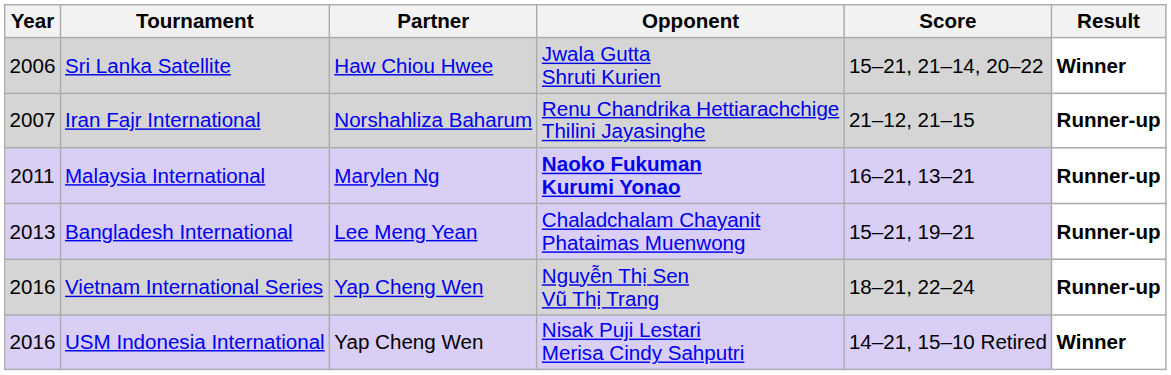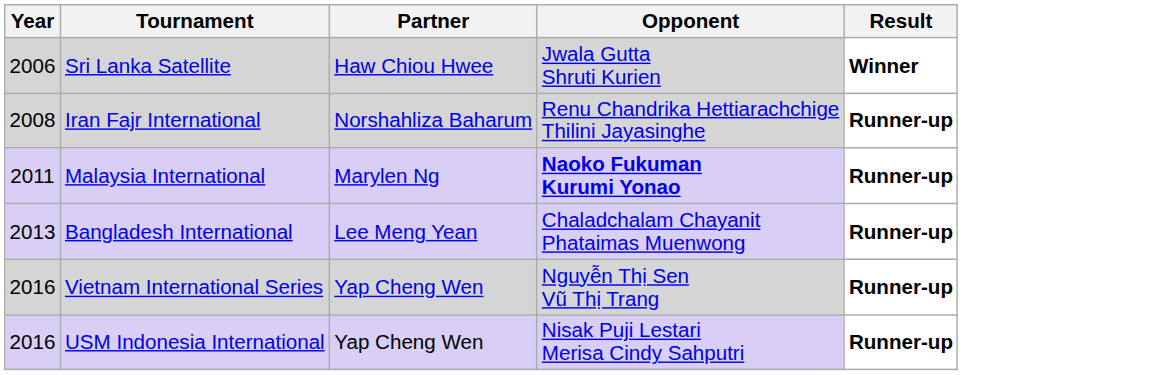- column: (948, 21)
(32, 121) 2007 -> (32, 121) 2008
(1091, 342) Winner -> (901, 342) Runner-up
